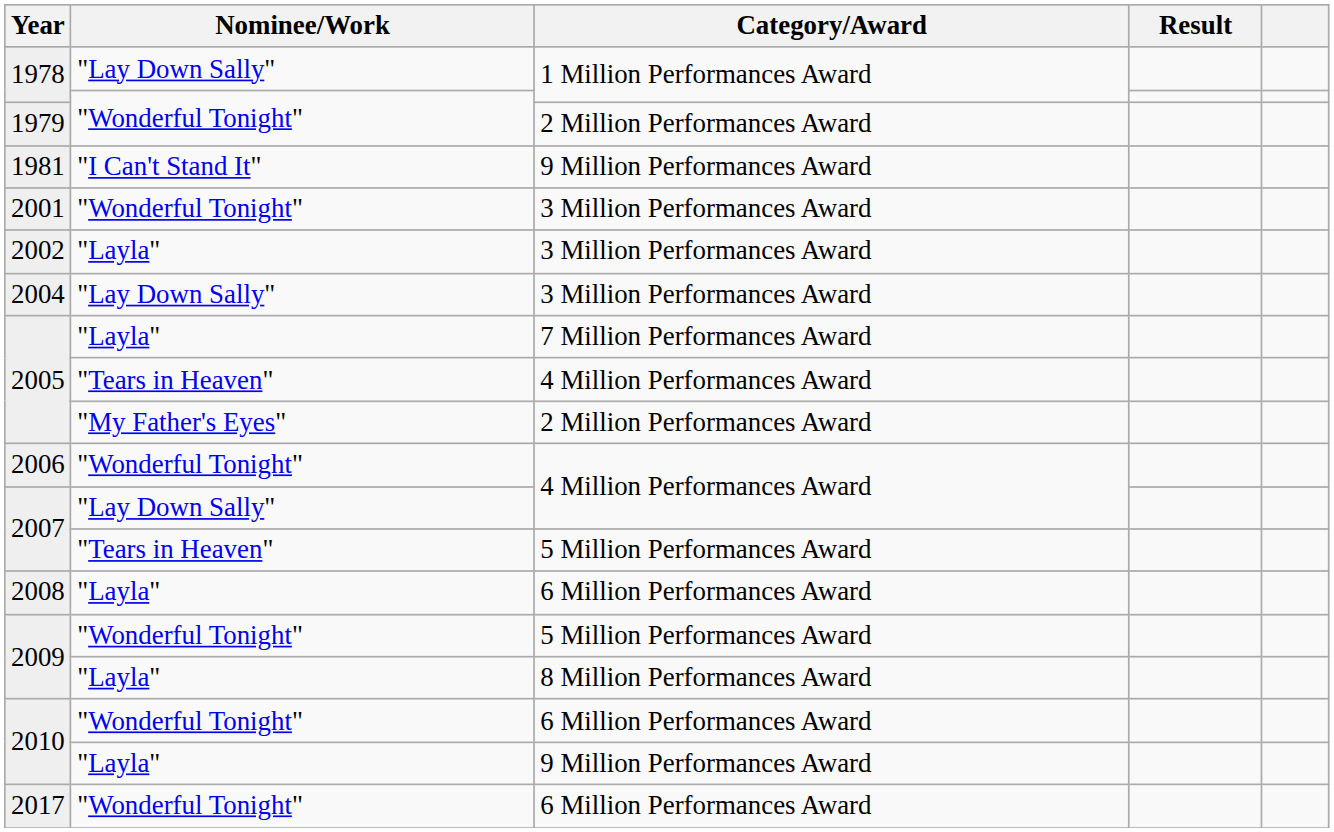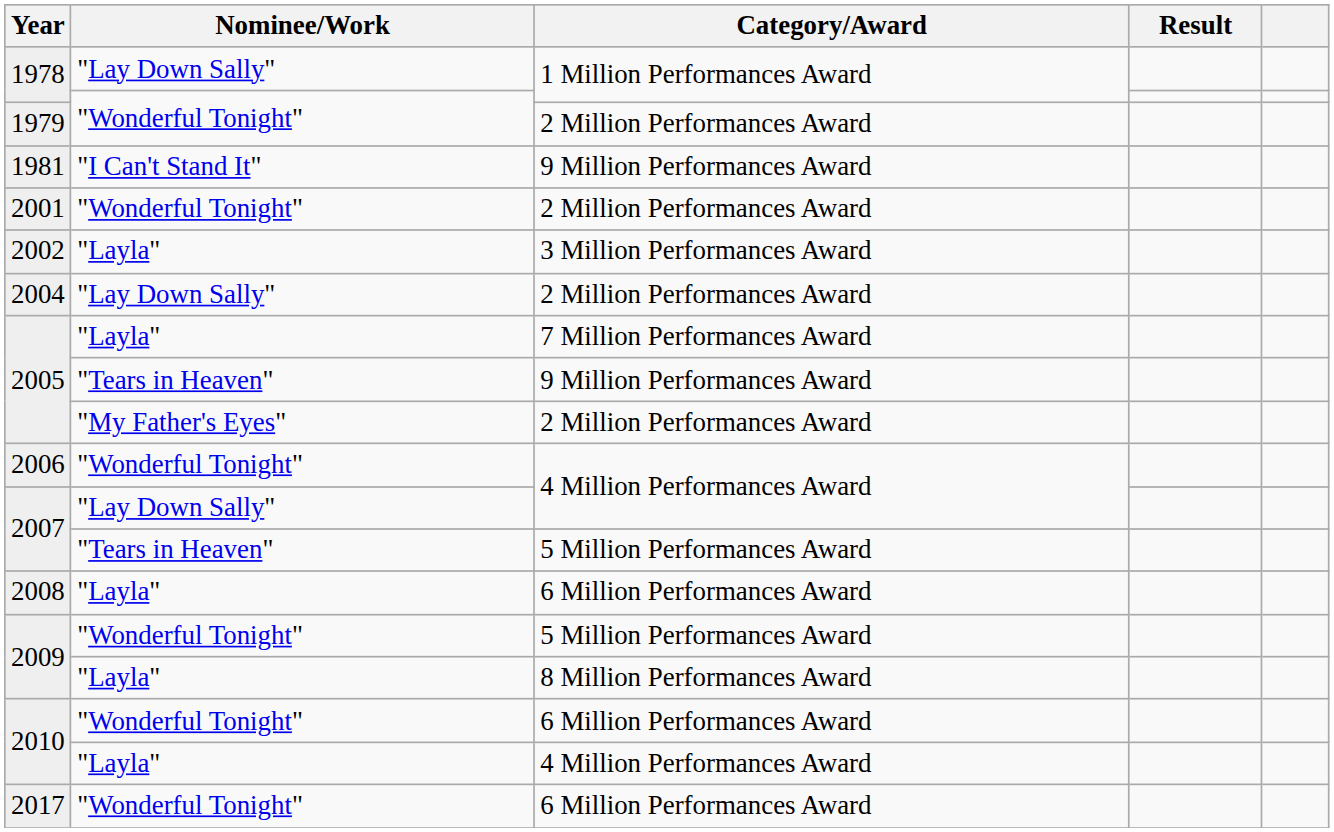(706, 208) 3 Million Performances Award -> (706, 208) 2 Million Performances Award
(706, 293) 3 Million Performances Award -> (706, 293) 2 Million Performances Award
(706, 379) 4 Million Performances Award -> (706, 379) 9 Million Performances Award
(706, 762) 9 Million Performances Award -> (706, 762) 4 Million Performances Award
